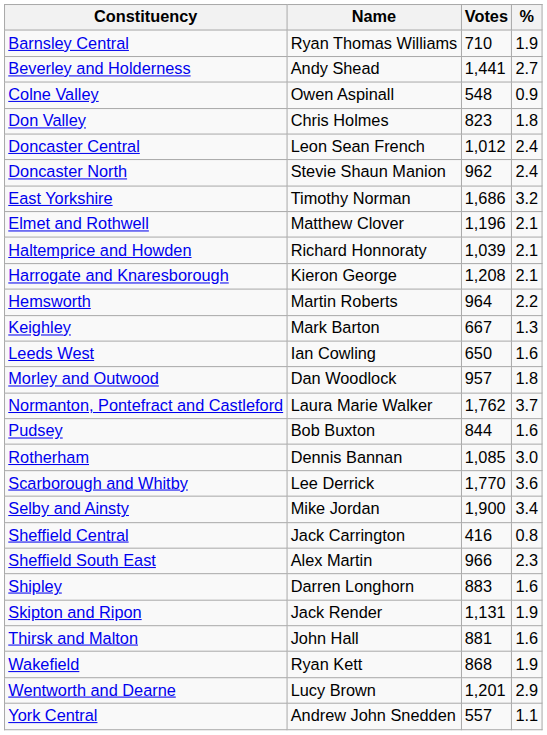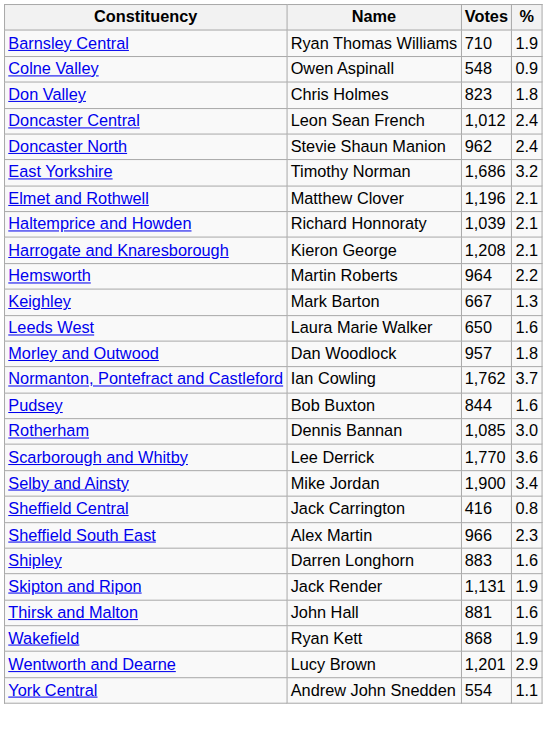- row: (99, 69)
(333, 353) Ian Cowling -> (362, 328) Laura Marie Walker
(362, 405) Laura Marie Walker -> (333, 379) Ian Cowling
(478, 716) 557 -> (478, 690) 554
